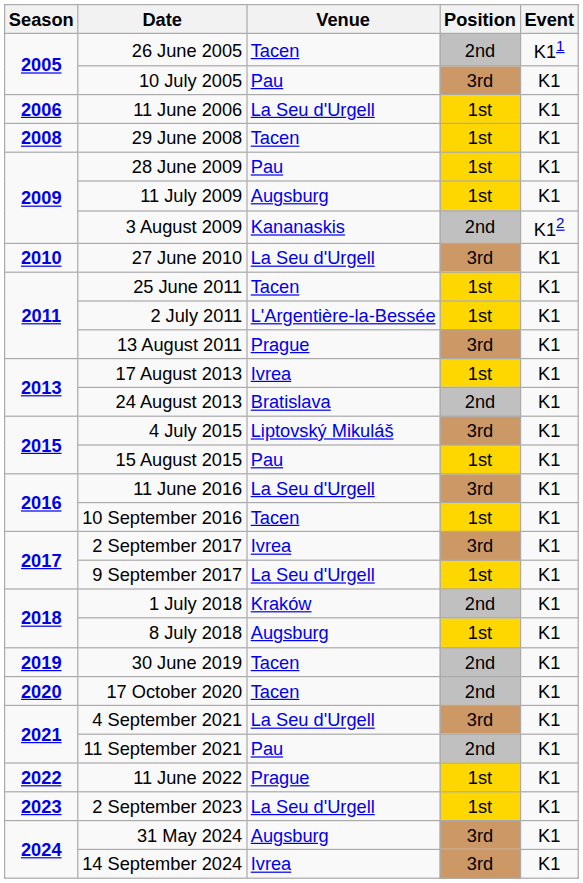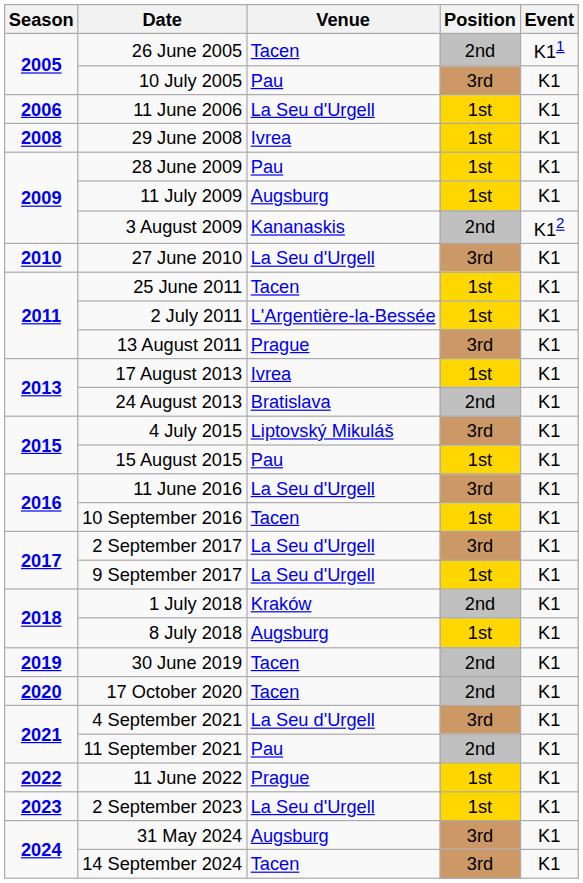(275, 138) Tacen -> (271, 138) Ivrea
(271, 546) Ivrea -> (313, 546) La Seu d'Urgell
(271, 864) Ivrea -> (275, 864) Tacen
